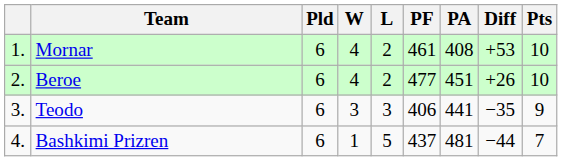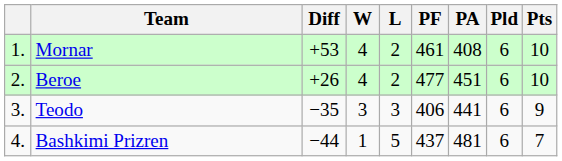columns swapped: (320, 19) <-> (500, 19)
